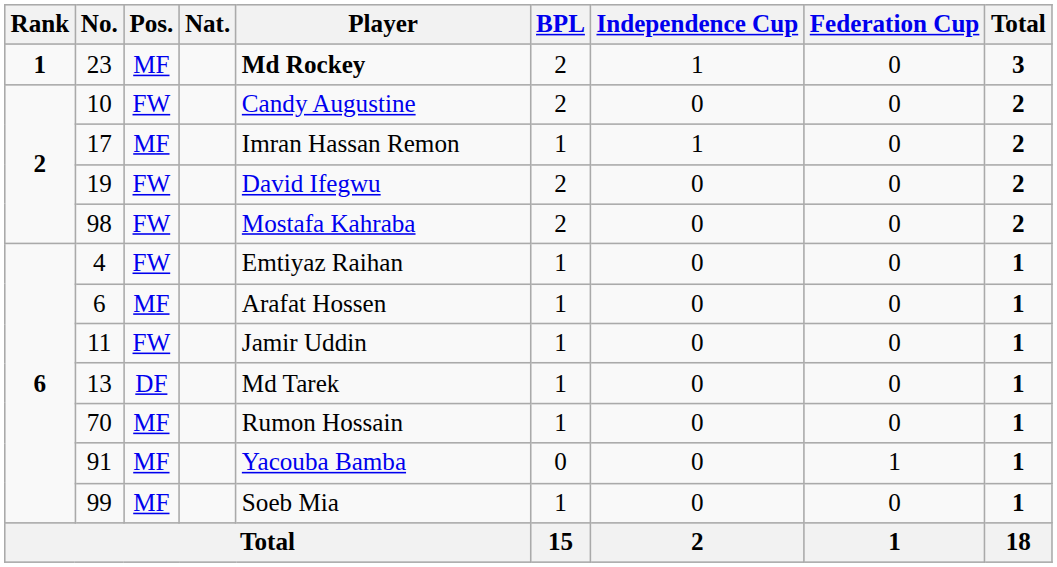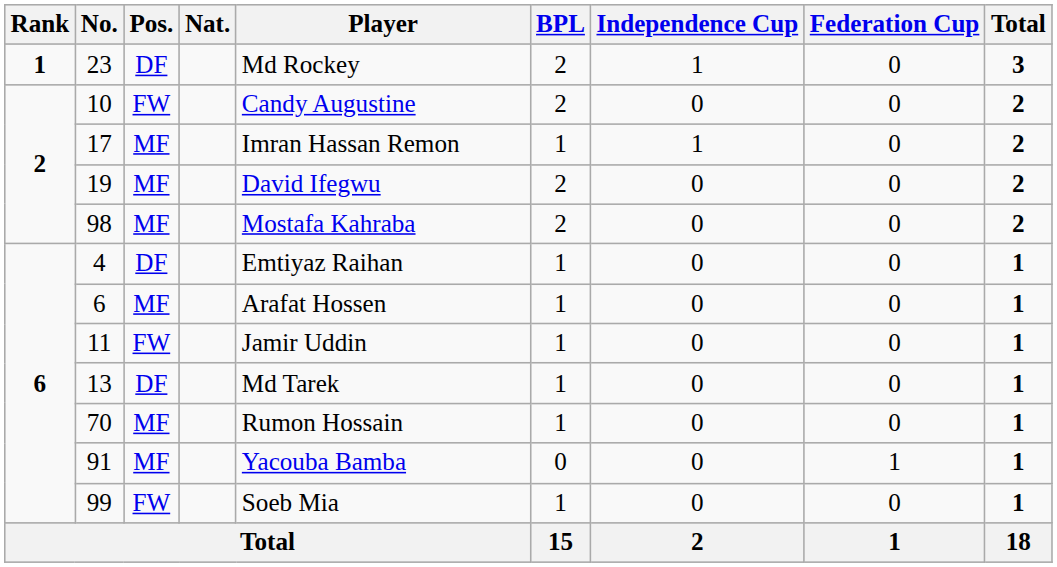(151, 64) MF -> (151, 64) DF
(304, 64) bold -> (301, 64) normal
(151, 183) FW -> (151, 183) MF
(151, 223) FW -> (151, 223) MF
(151, 263) FW -> (151, 263) DF
(151, 502) MF -> (151, 502) FW
